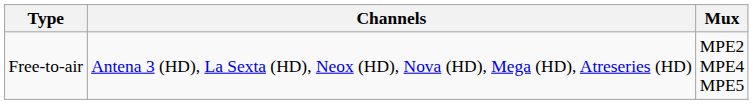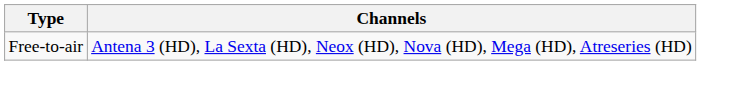- column: (722, 18)
